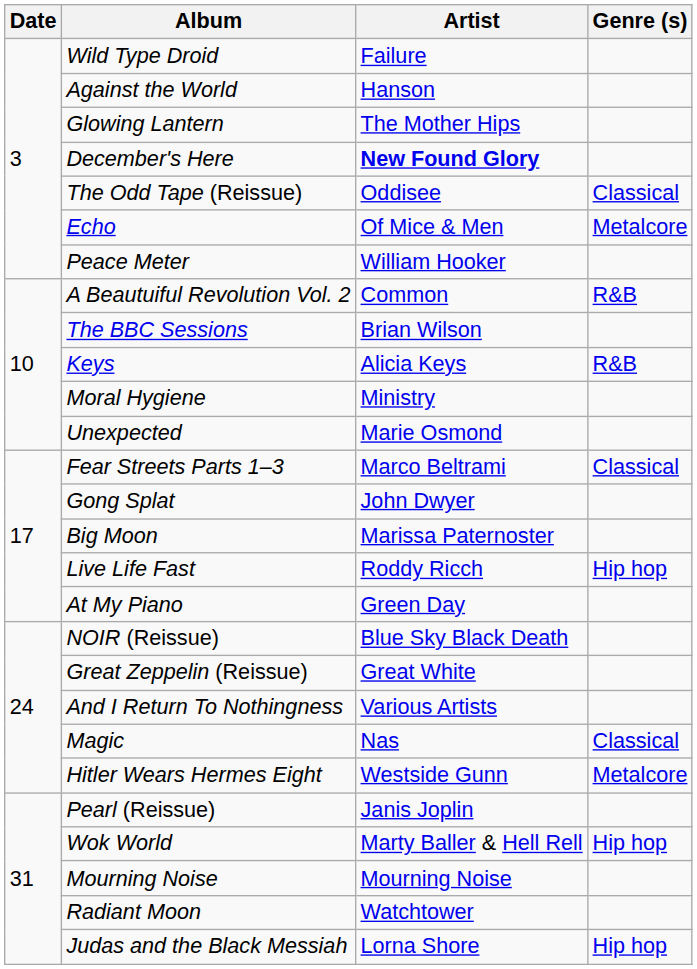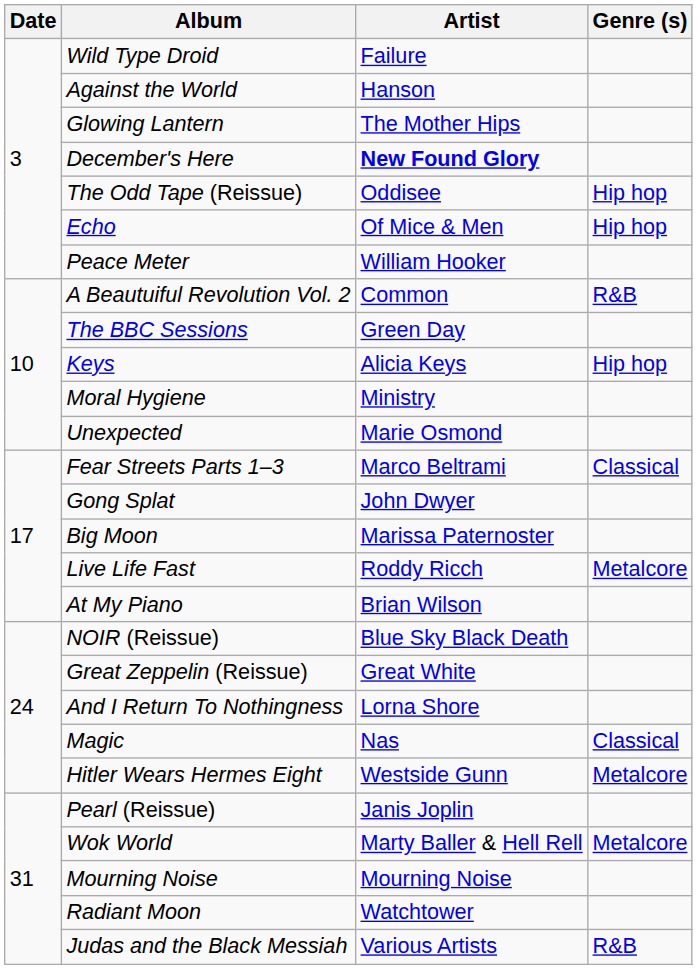(636, 192) Classical -> (630, 192) Hip hop
(640, 227) Metalcore -> (630, 227) Hip hop
(421, 329) Brian Wilson -> (413, 329) Green Day
(615, 364) R&B -> (630, 364) Hip hop
(630, 569) Hip hop -> (640, 569) Metalcore
(413, 603) Green Day -> (421, 603) Brian Wilson
(429, 706) Various Artists -> (420, 706) Lorna Shore
(630, 843) Hip hop -> (640, 843) Metalcore
(420, 946) Lorna Shore -> (429, 946) Various Artists
(630, 946) Hip hop -> (615, 946) R&B
